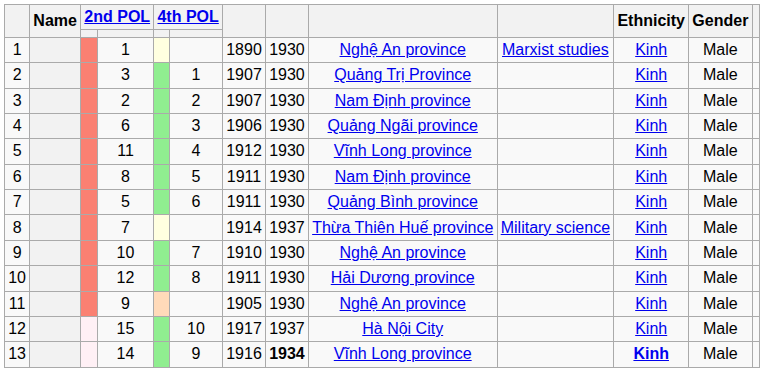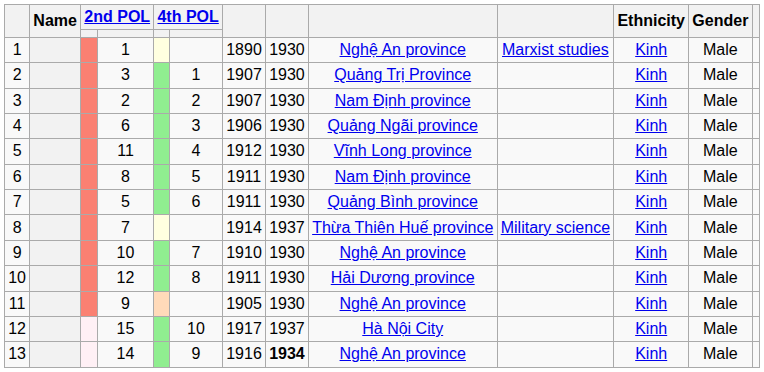(403, 354) Vĩnh Long province -> (403, 354) Nghệ An province
(651, 354) bold -> (651, 354) normal
